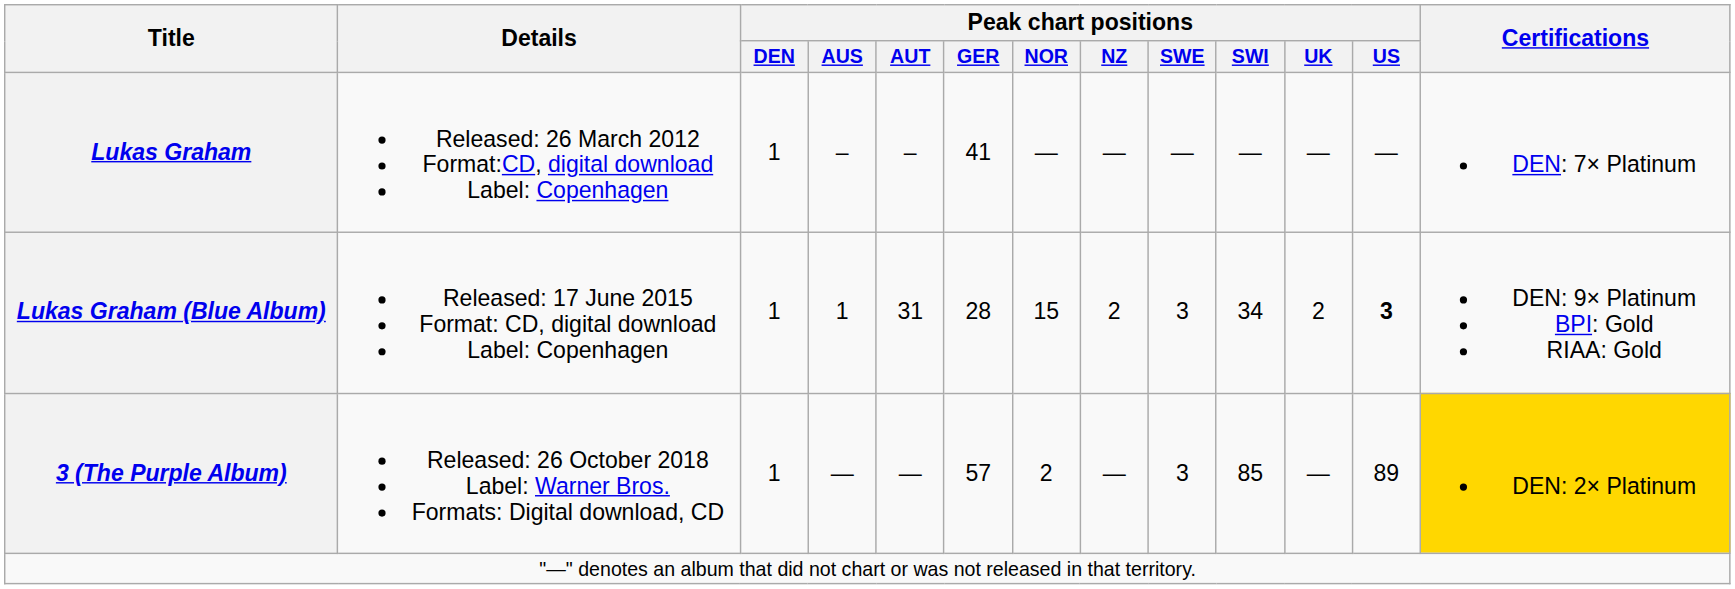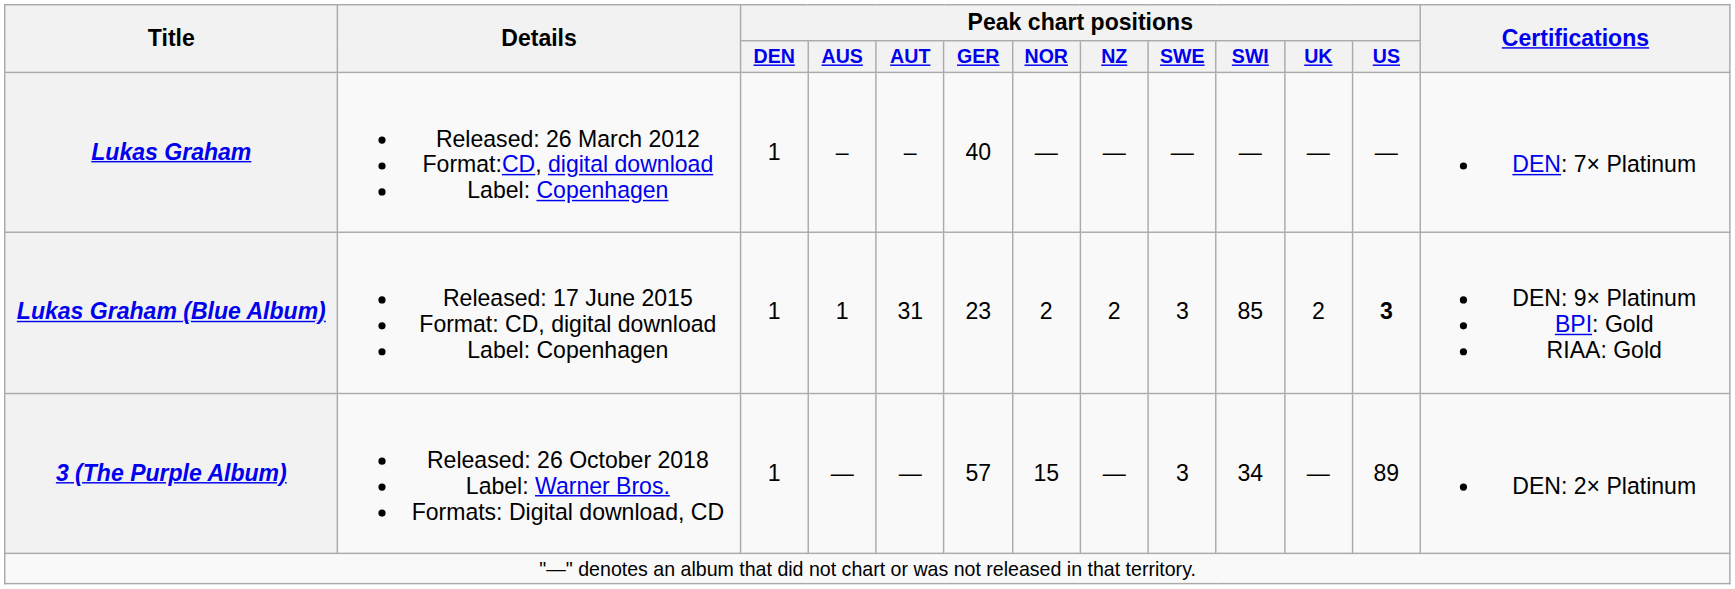(978, 152) 41 -> (978, 152) 40
(978, 312) 28 -> (978, 312) 23
(1046, 312) 15 -> (1046, 312) 2
(1250, 312) 34 -> (1250, 312) 85
(1046, 472) 2 -> (1046, 472) 15
(1250, 472) 85 -> (1250, 472) 34
(1575, 486) gold background -> (1575, 486) no background
